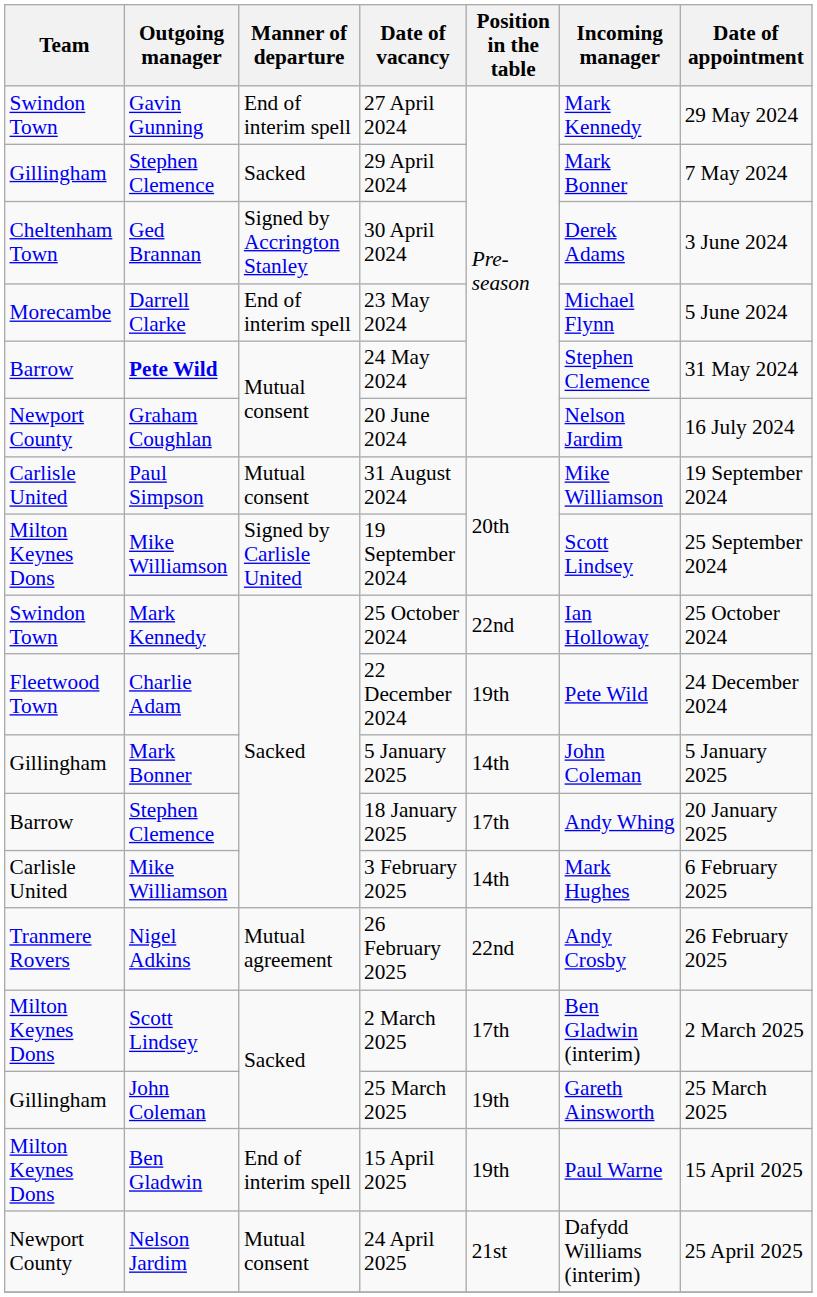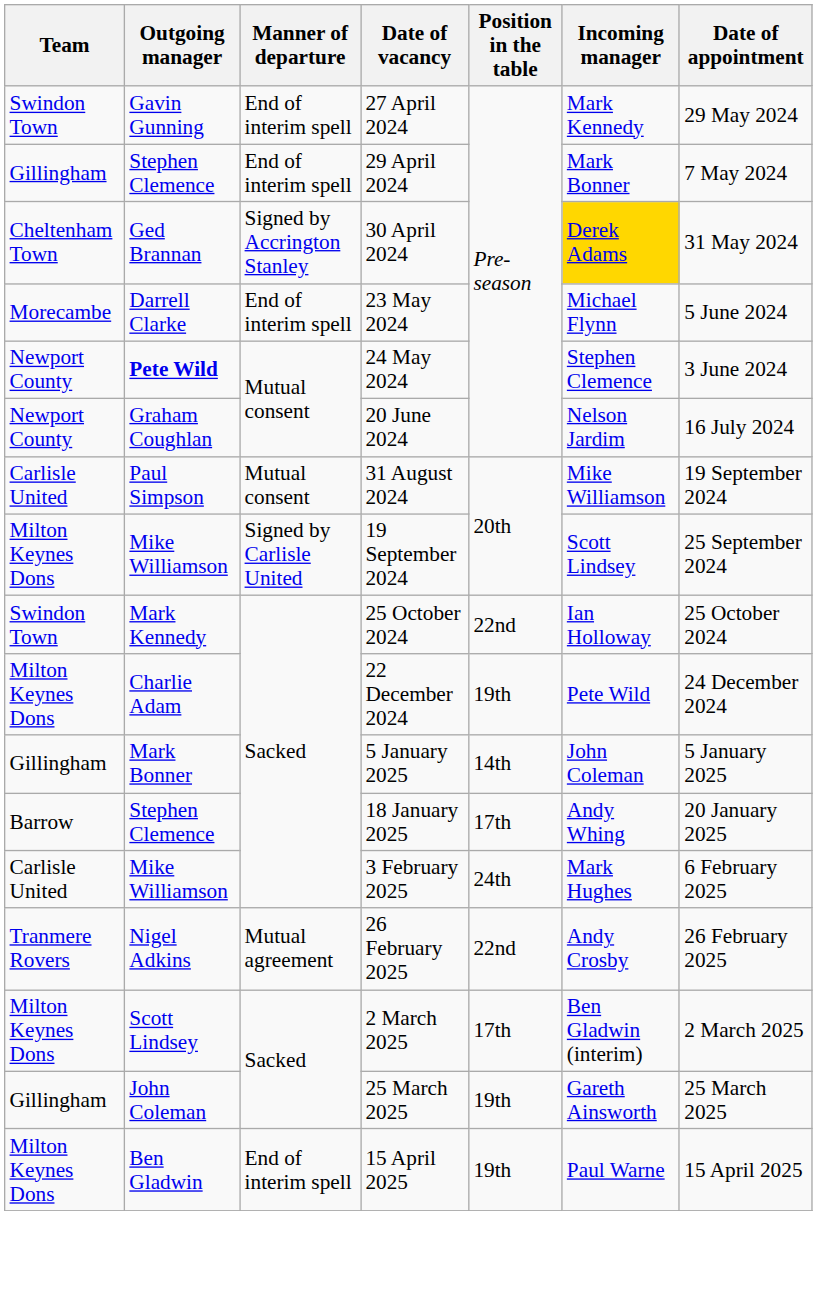(275, 172) Sacked -> (298, 172) End of interim spell
(595, 242) no background -> (597, 242) gold background
(736, 242) 3 June 2024 -> (741, 242) 31 May 2024
(41, 369) Barrow -> (47, 369) Newport County
(741, 369) 31 May 2024 -> (736, 369) 3 June 2024
(54, 694) Fleetwood Town -> (41, 694) Milton Keynes Dons
(491, 879) 14th -> (492, 879) 24th
- row: (399, 1251)
